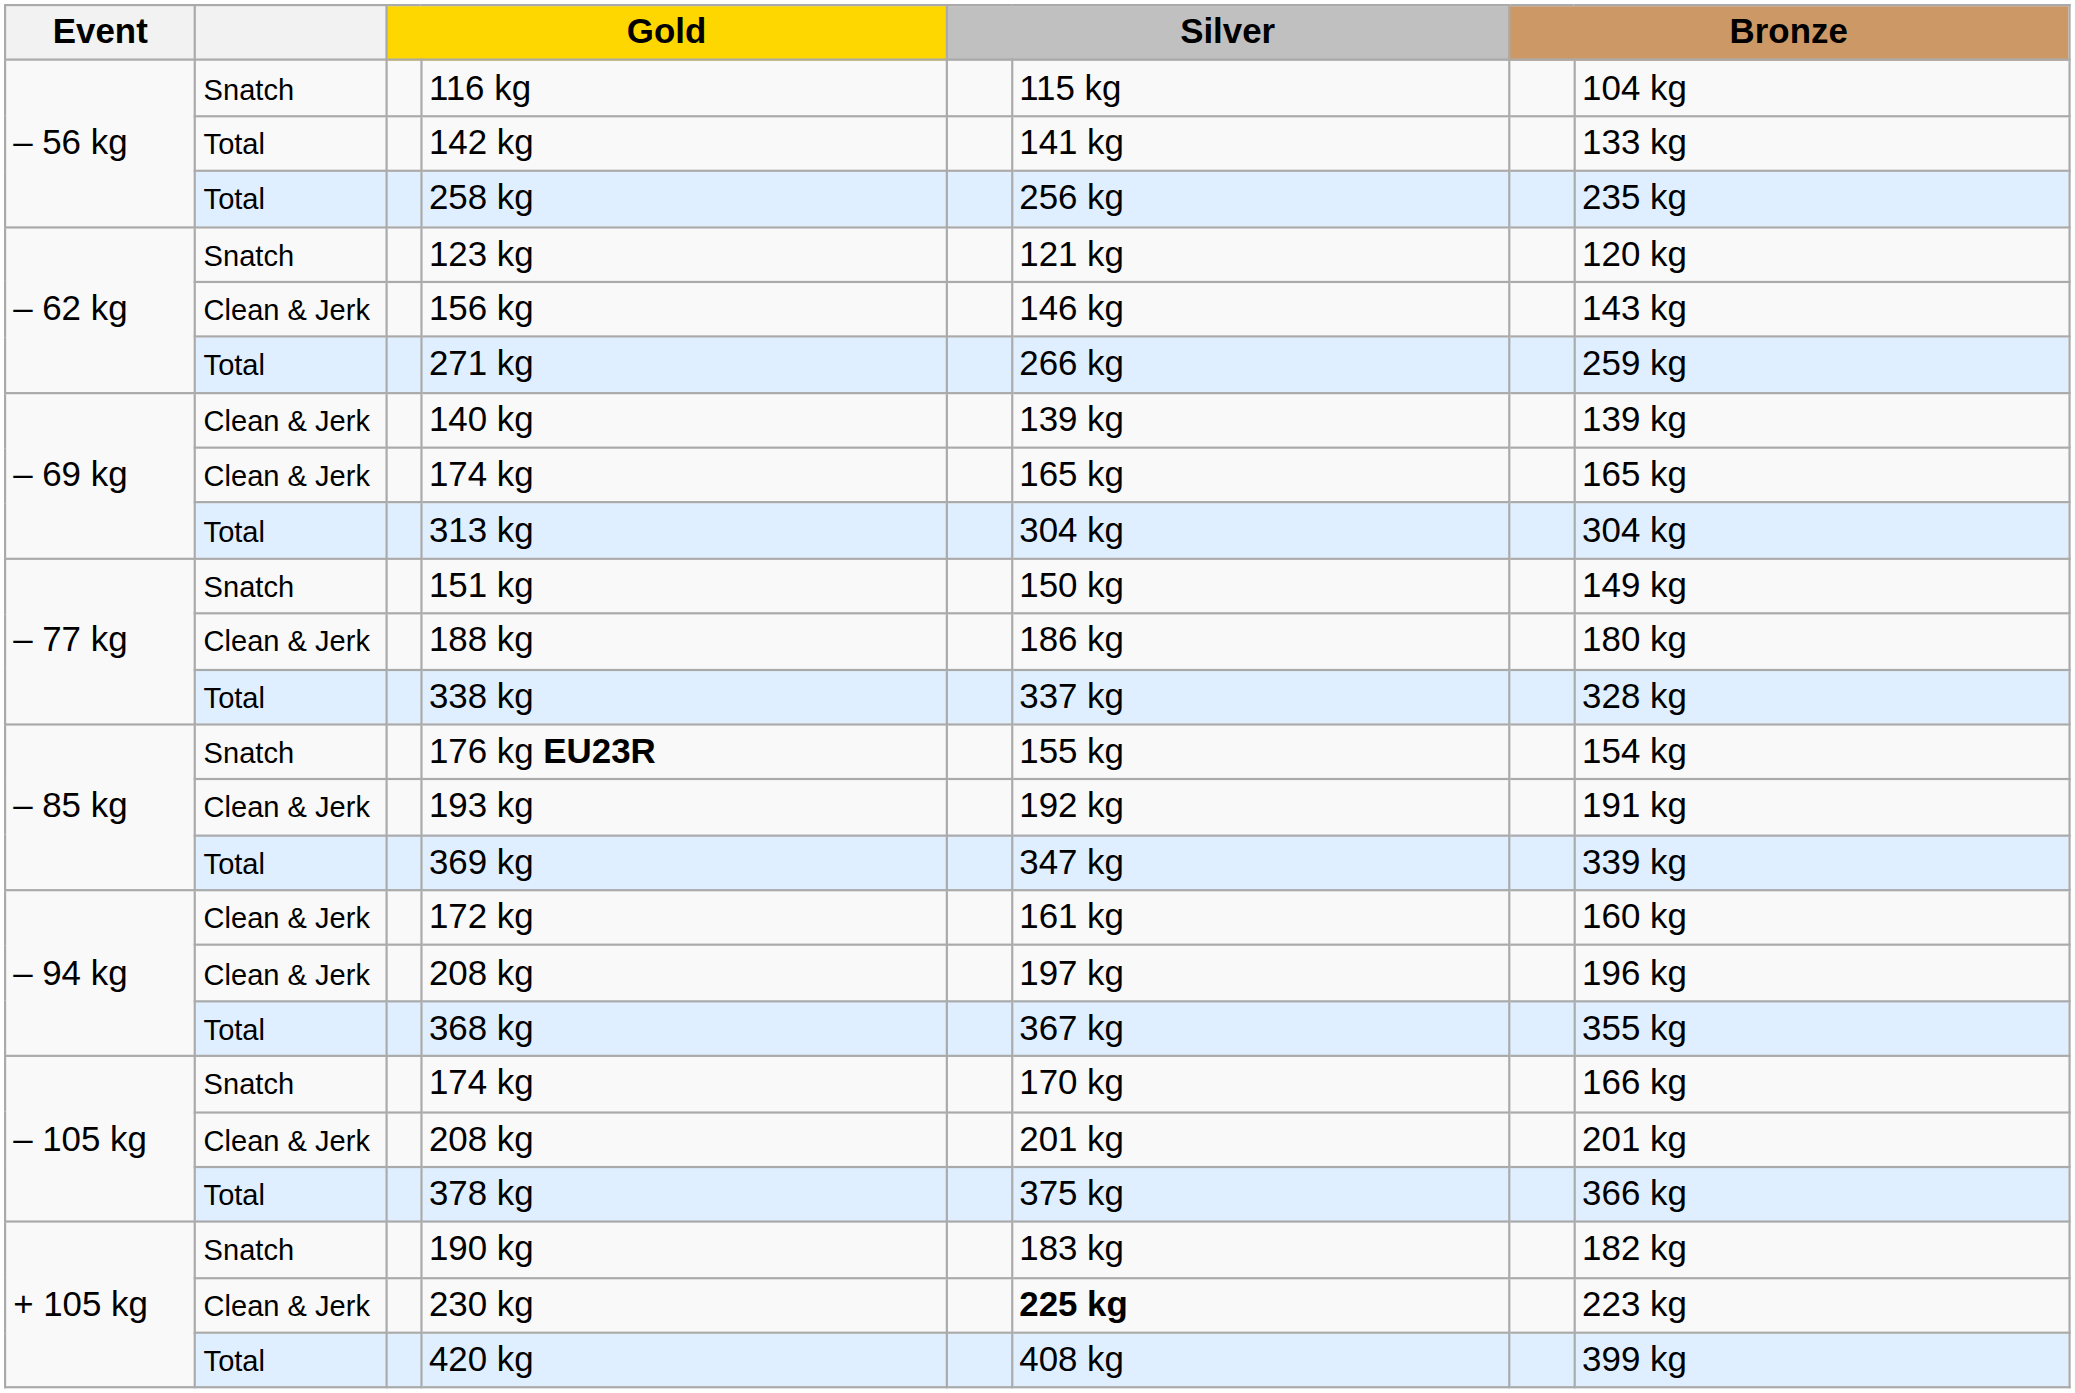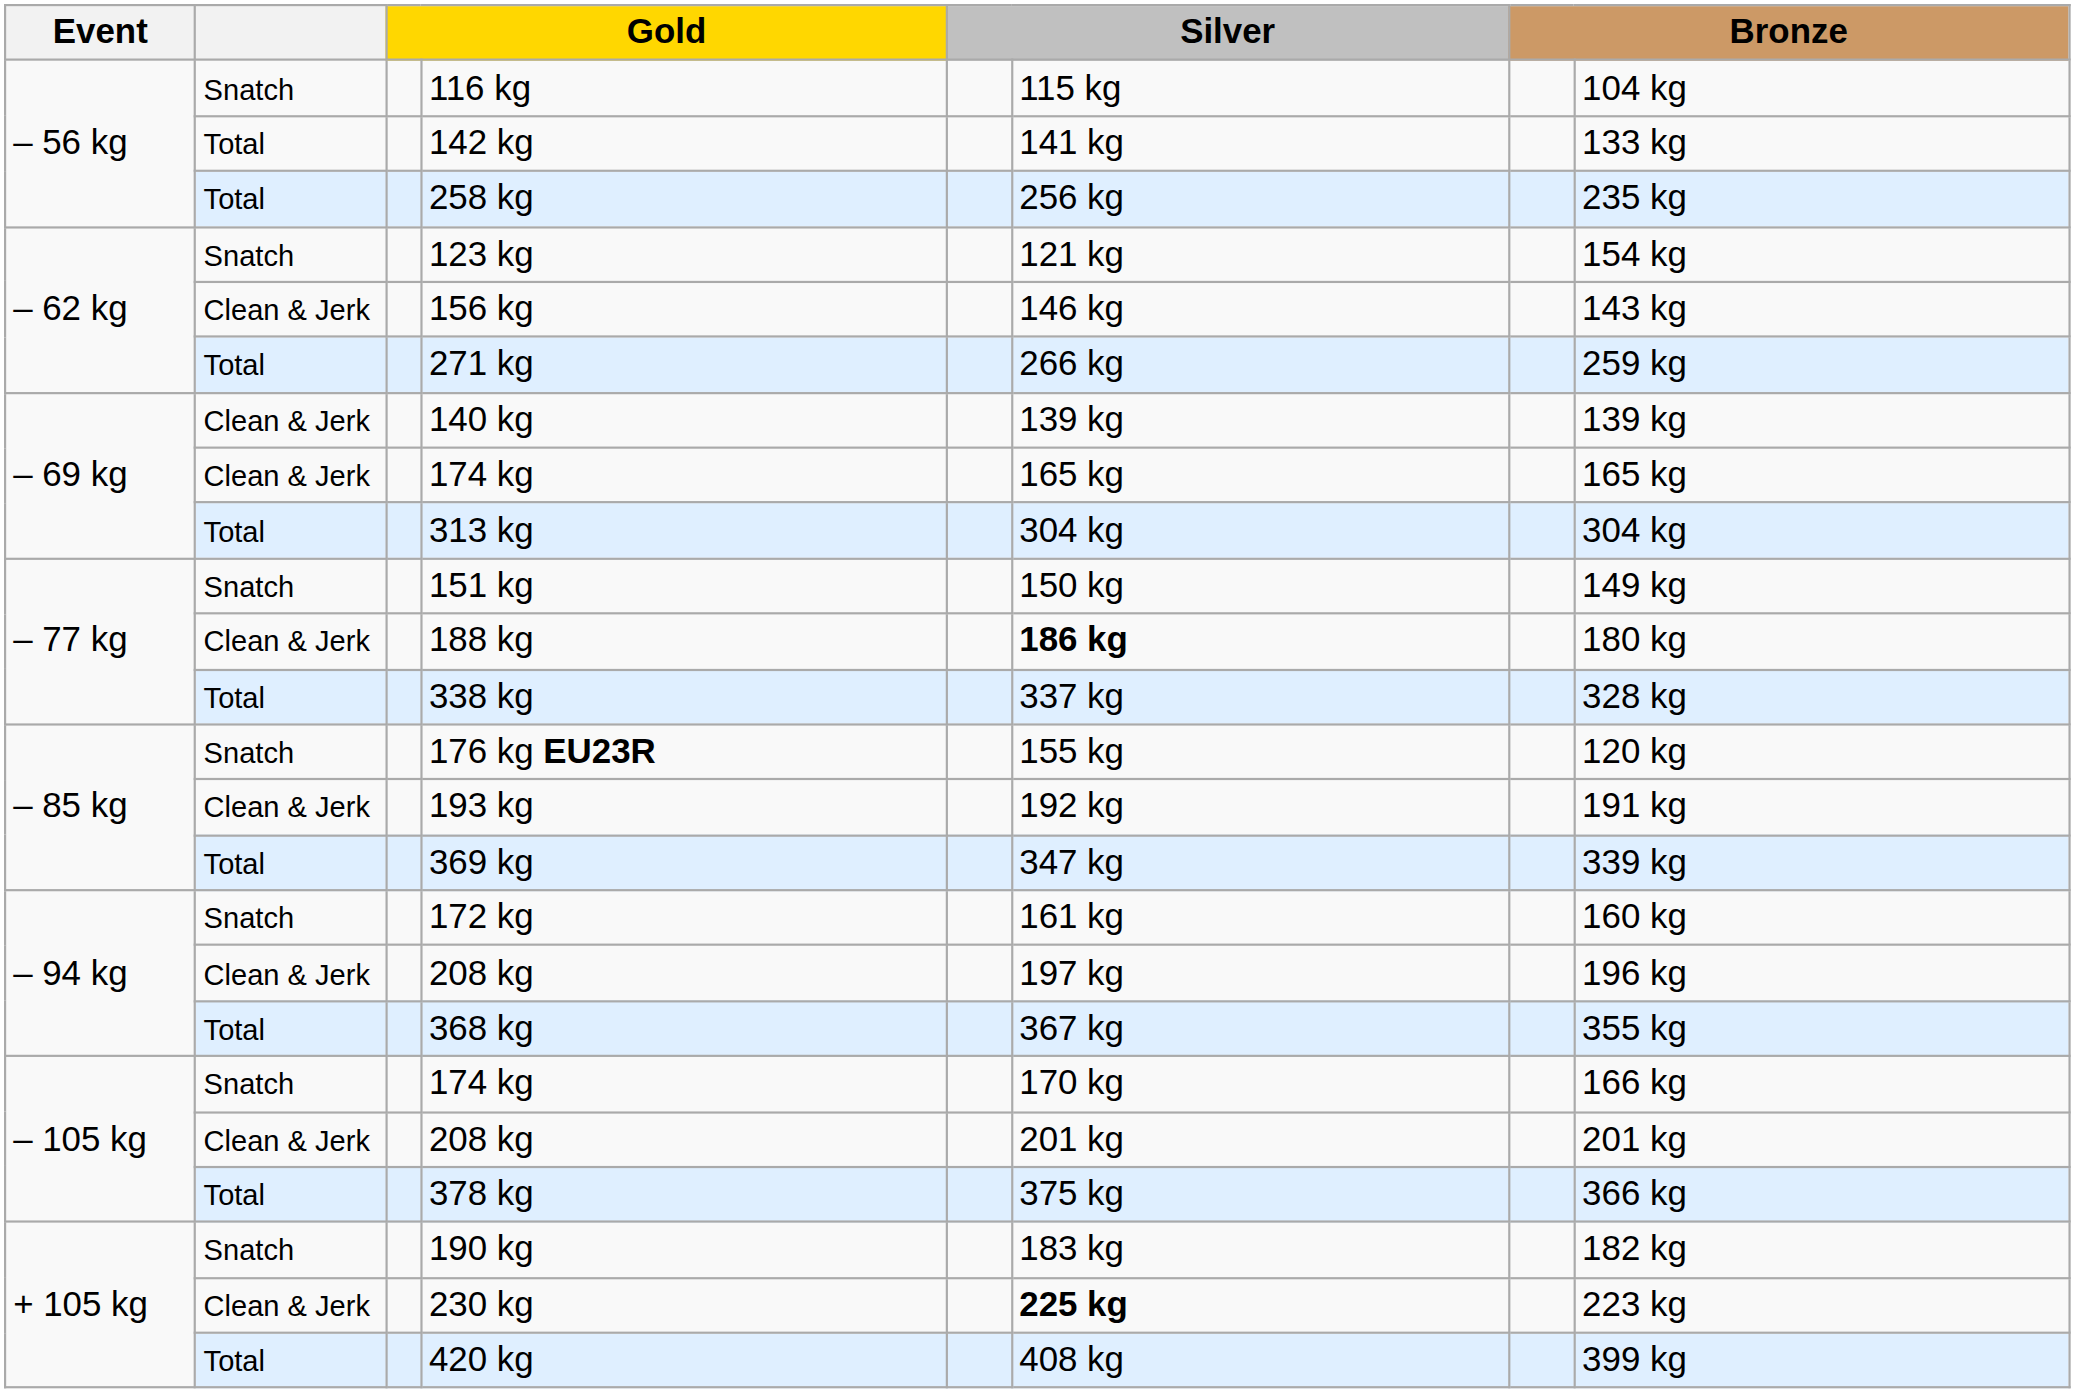(1634, 253) 120 kg -> (1634, 253) 154 kg
(1072, 640) normal -> (1074, 640) bold
(1634, 751) 154 kg -> (1634, 751) 120 kg
(287, 919) Clean & Jerk -> (249, 919) Snatch
